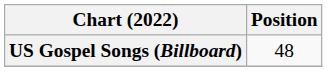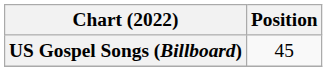(284, 50) 48 -> (284, 50) 45
